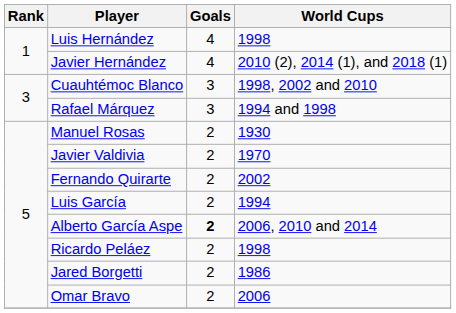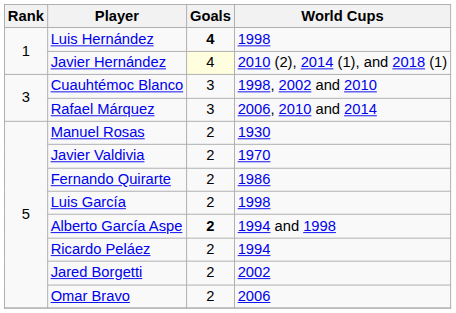(210, 39) normal -> (210, 39) bold
(210, 62) no background -> (210, 62) lightyellow background
(287, 109) 1994 and 1998 -> (307, 109) 2006, 2010 and 2014
(254, 179) 2002 -> (254, 179) 1986
(254, 202) 1994 -> (254, 202) 1998
(307, 226) 2006, 2010 and 2014 -> (287, 226) 1994 and 1998
(254, 249) 1998 -> (254, 249) 1994
(254, 272) 1986 -> (254, 272) 2002
